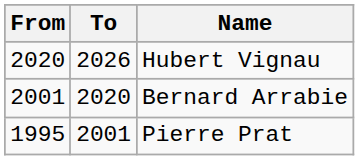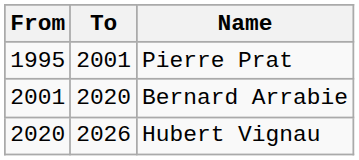rows swapped: (218, 135) <-> (231, 61)
